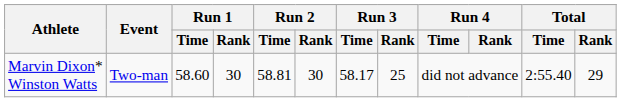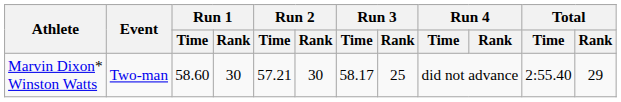(274, 75) 58.81 -> (274, 75) 57.21
